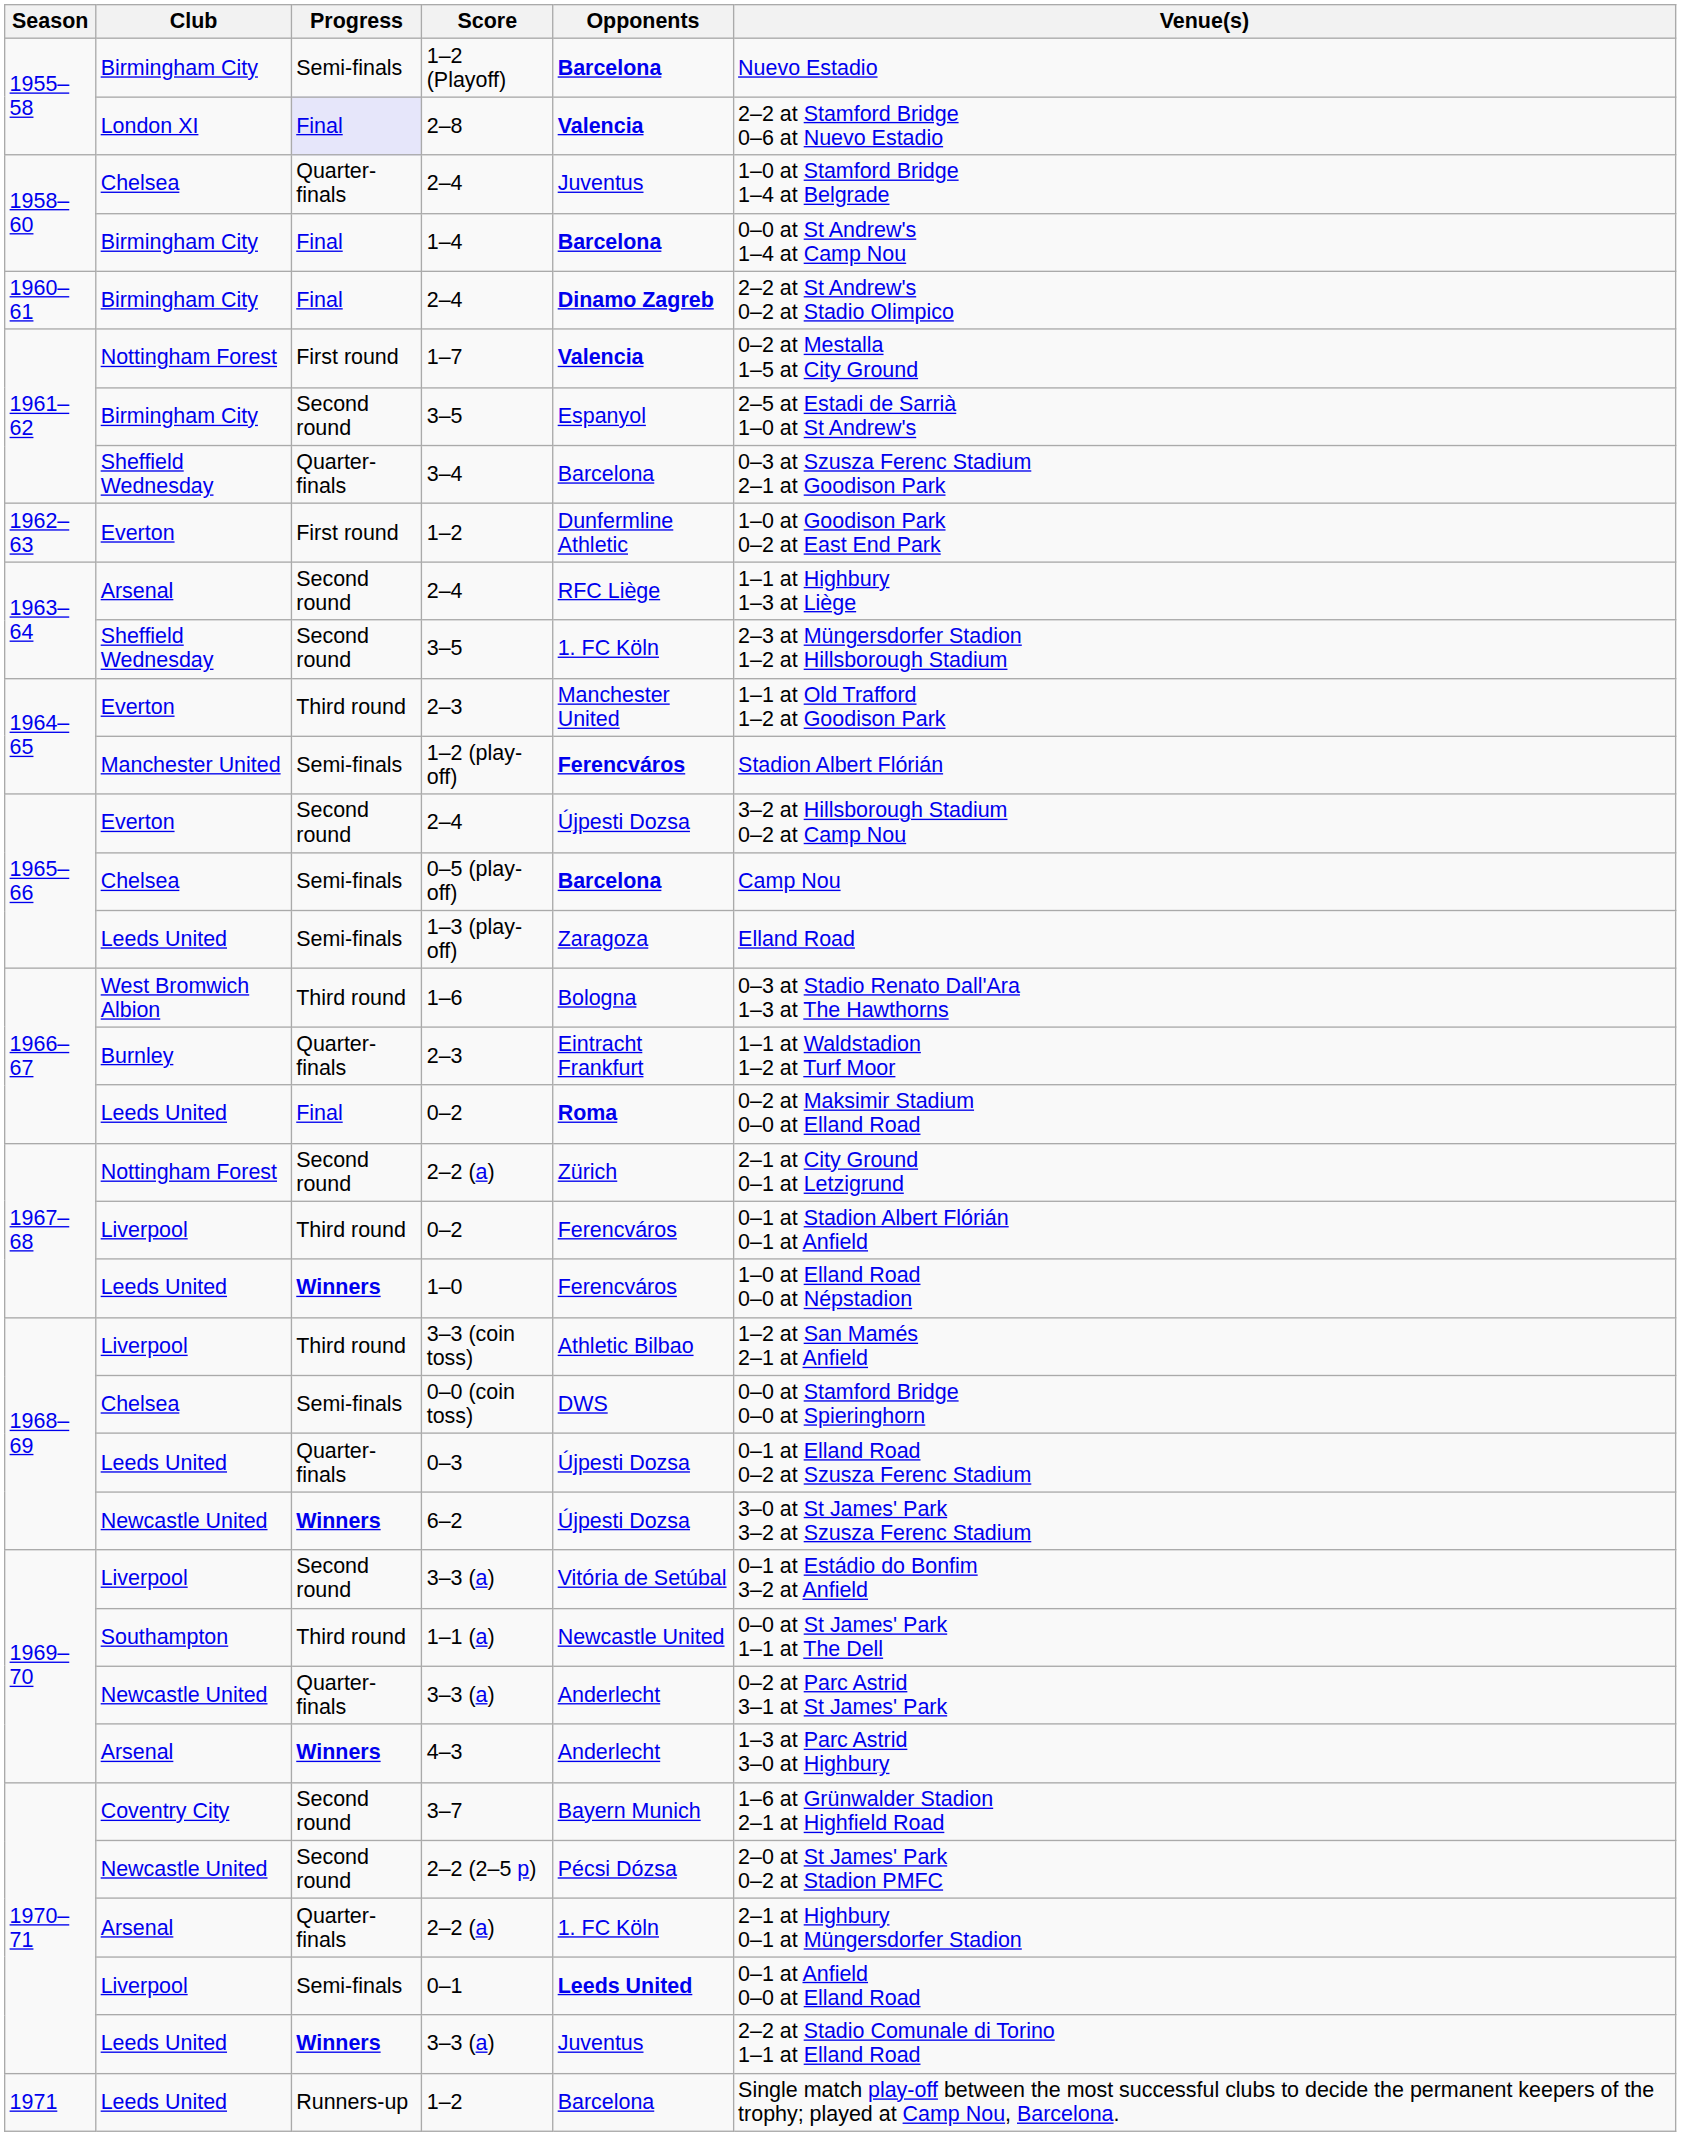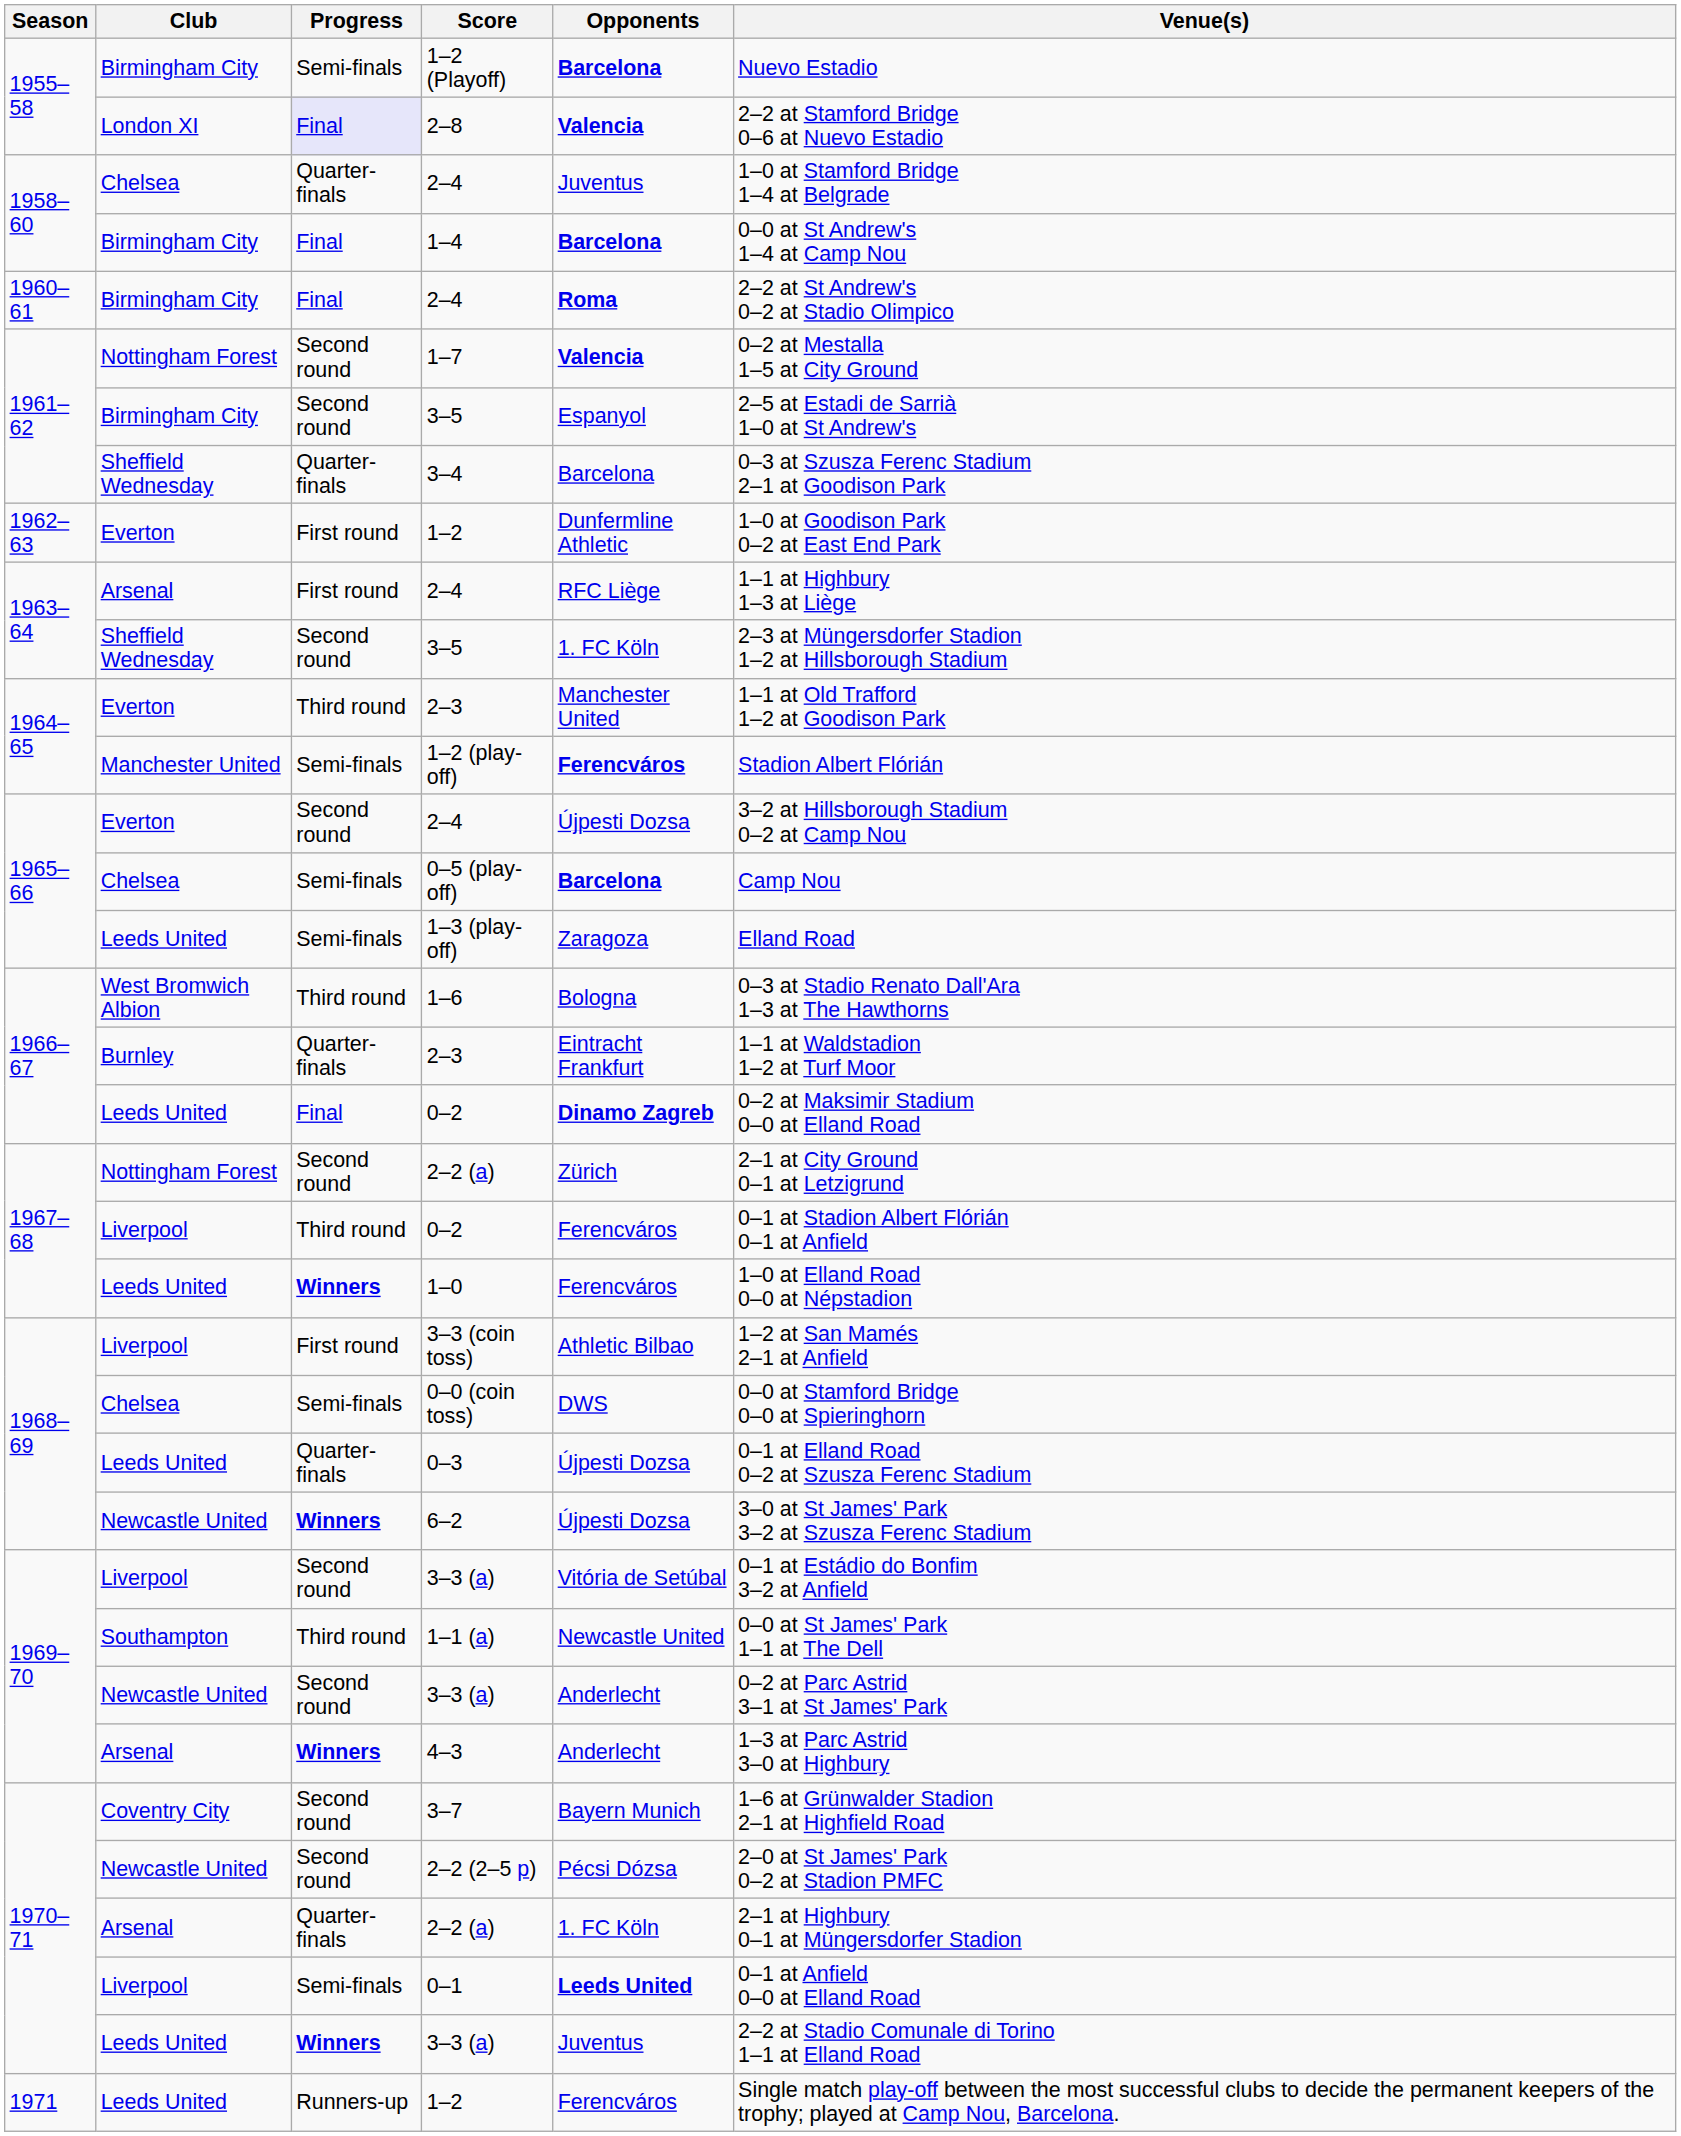(636, 300) Dinamo Zagreb -> (587, 300) Roma
(347, 358) First round -> (333, 358) Second round
(333, 590) Second round -> (347, 590) First round
(587, 1113) Roma -> (636, 1113) Dinamo Zagreb
(351, 1346) Third round -> (347, 1346) First round
(336, 1694) Quarter-finals -> (333, 1694) Second round
(606, 2101) Barcelona -> (617, 2101) Ferencváros
